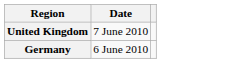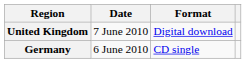+ column: (193, 13)
